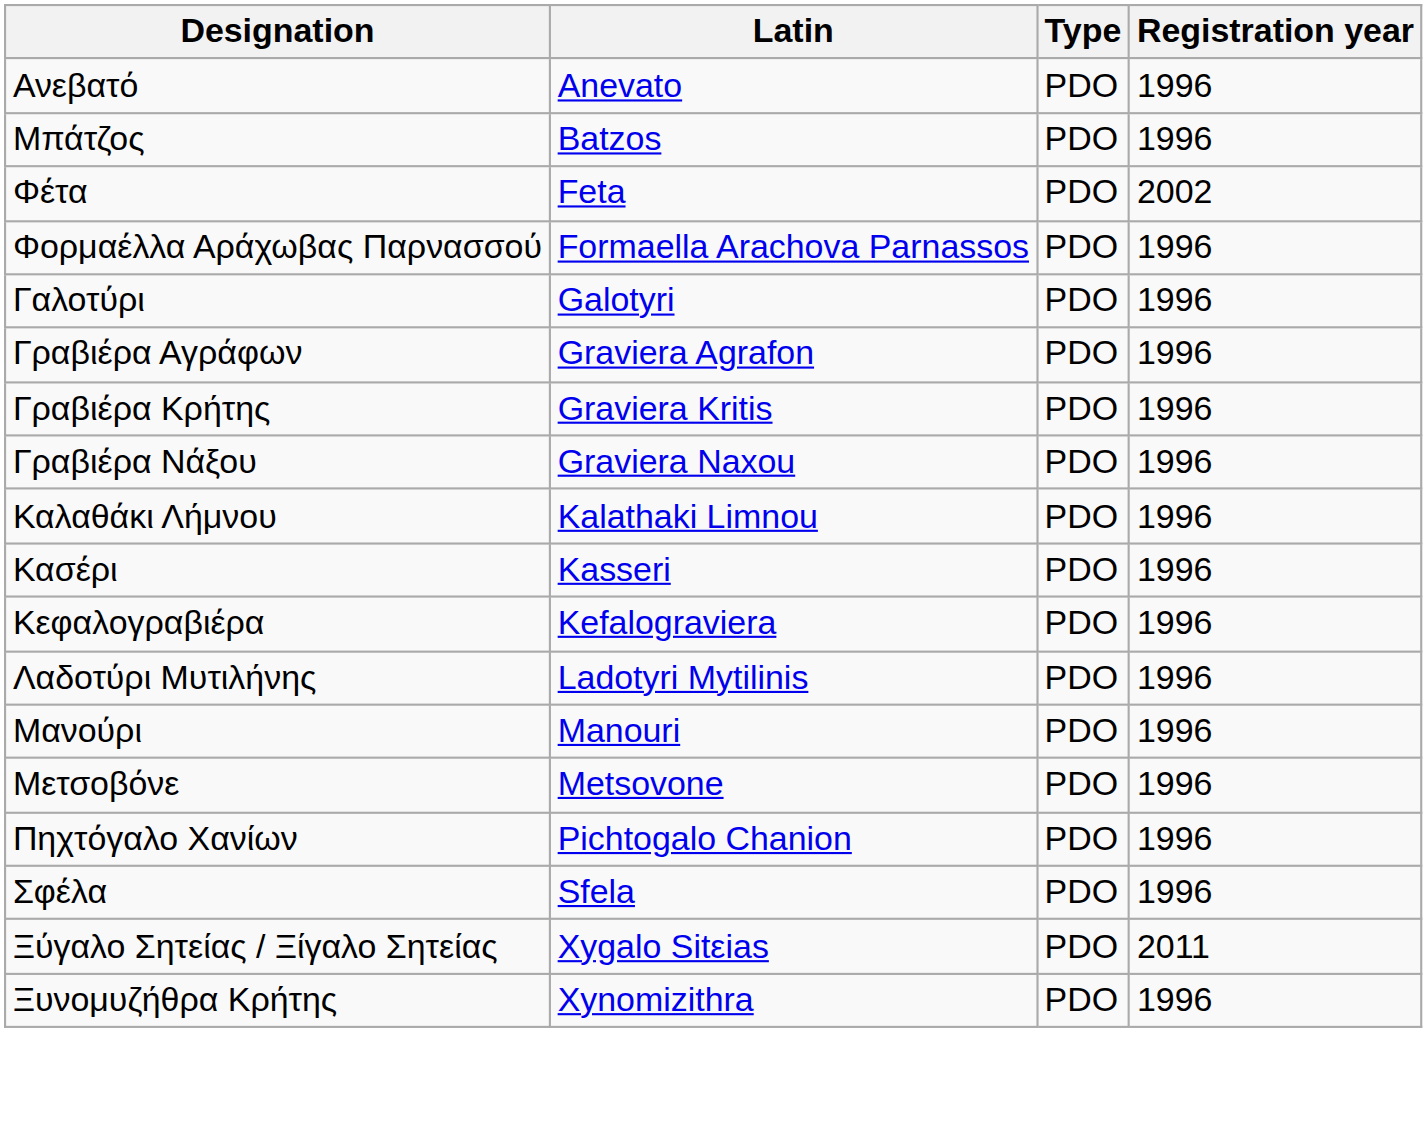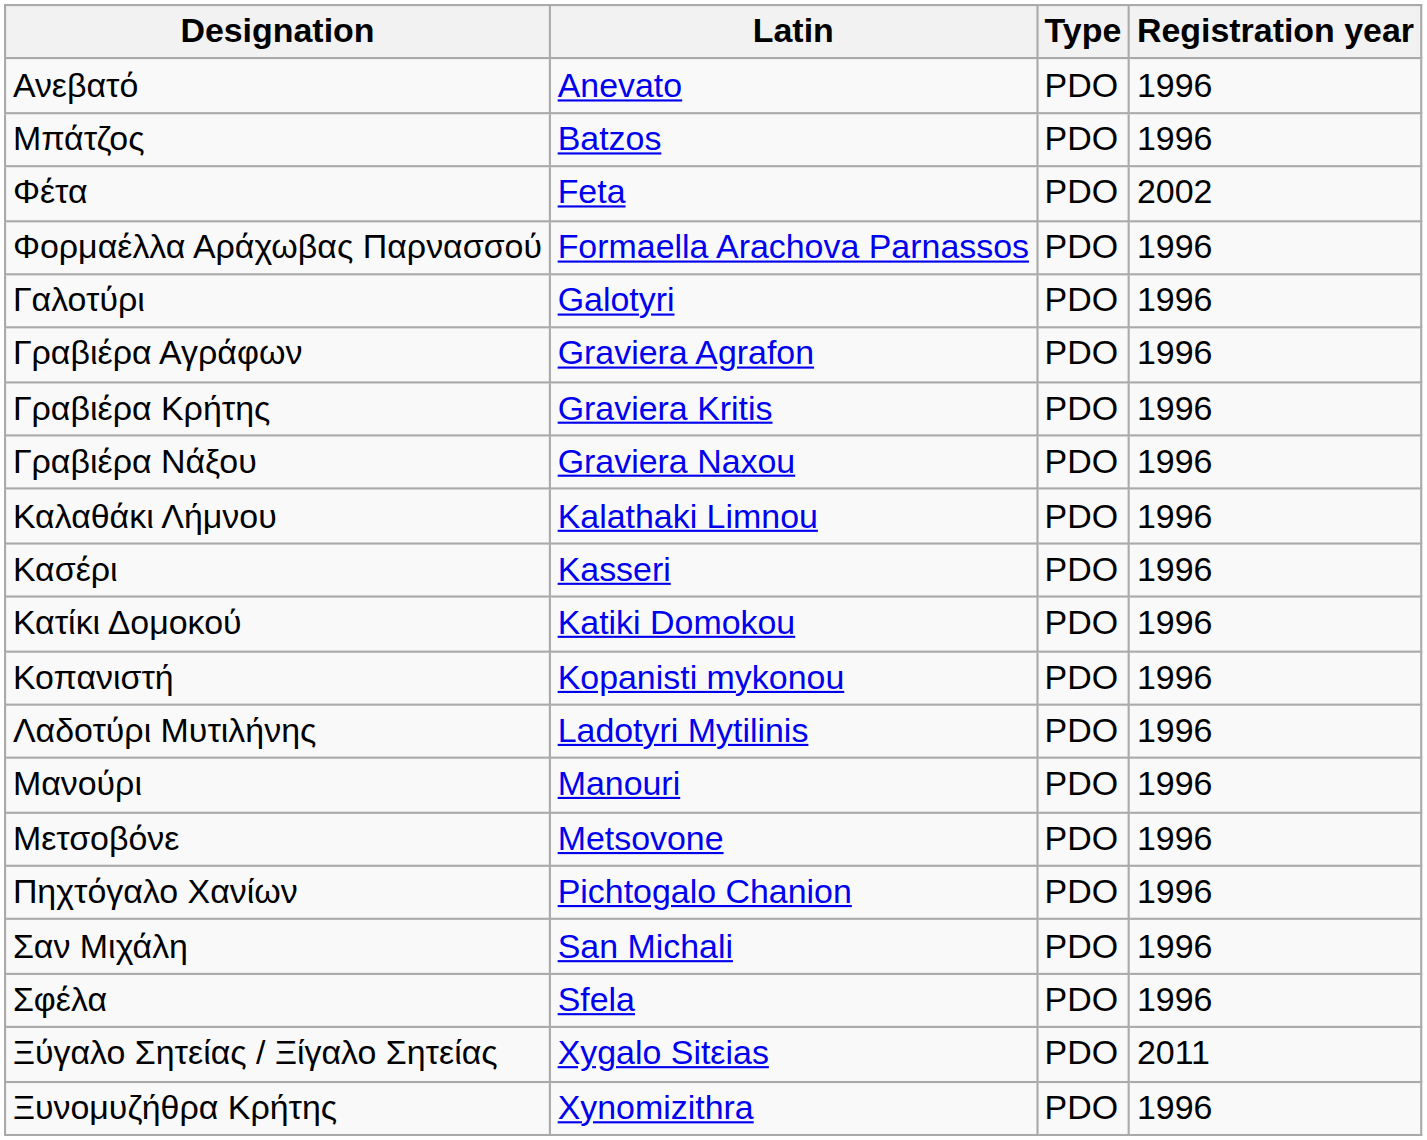+ row: (127, 623)
- row: (139, 623)
+ row: (93, 676)
+ row: (100, 945)
